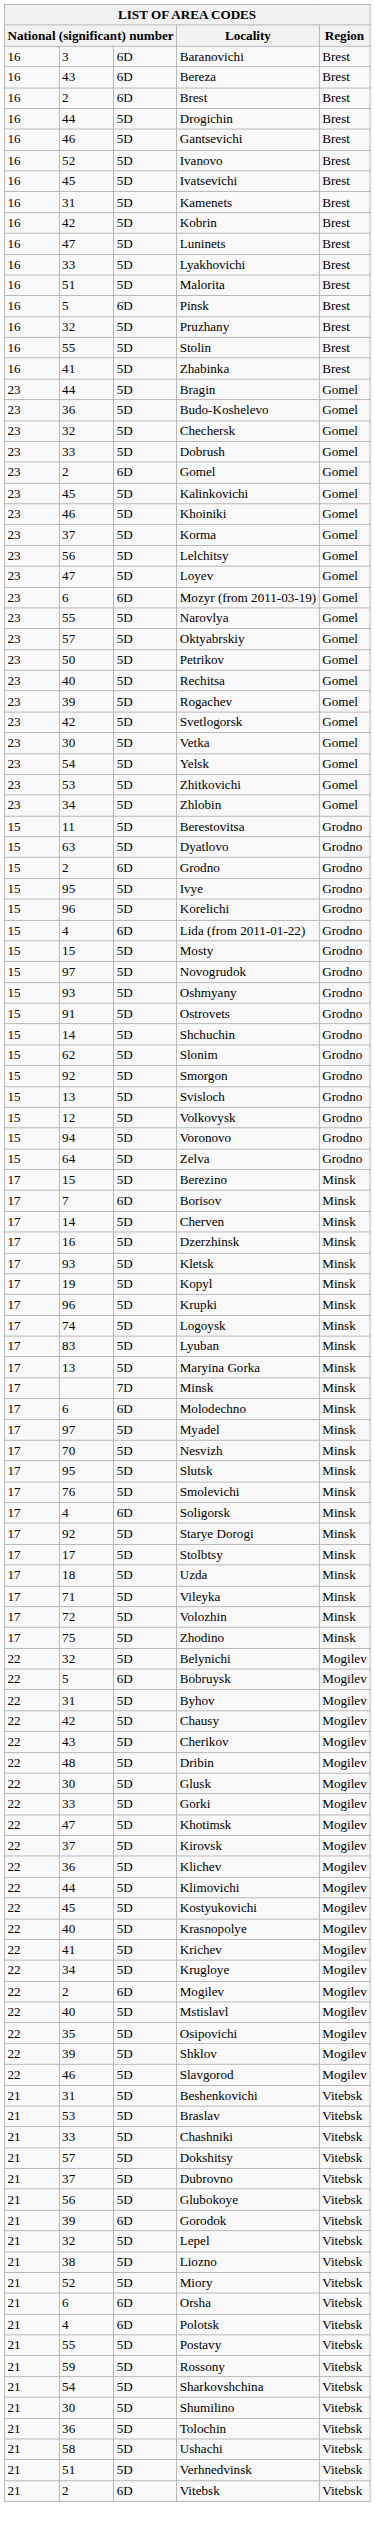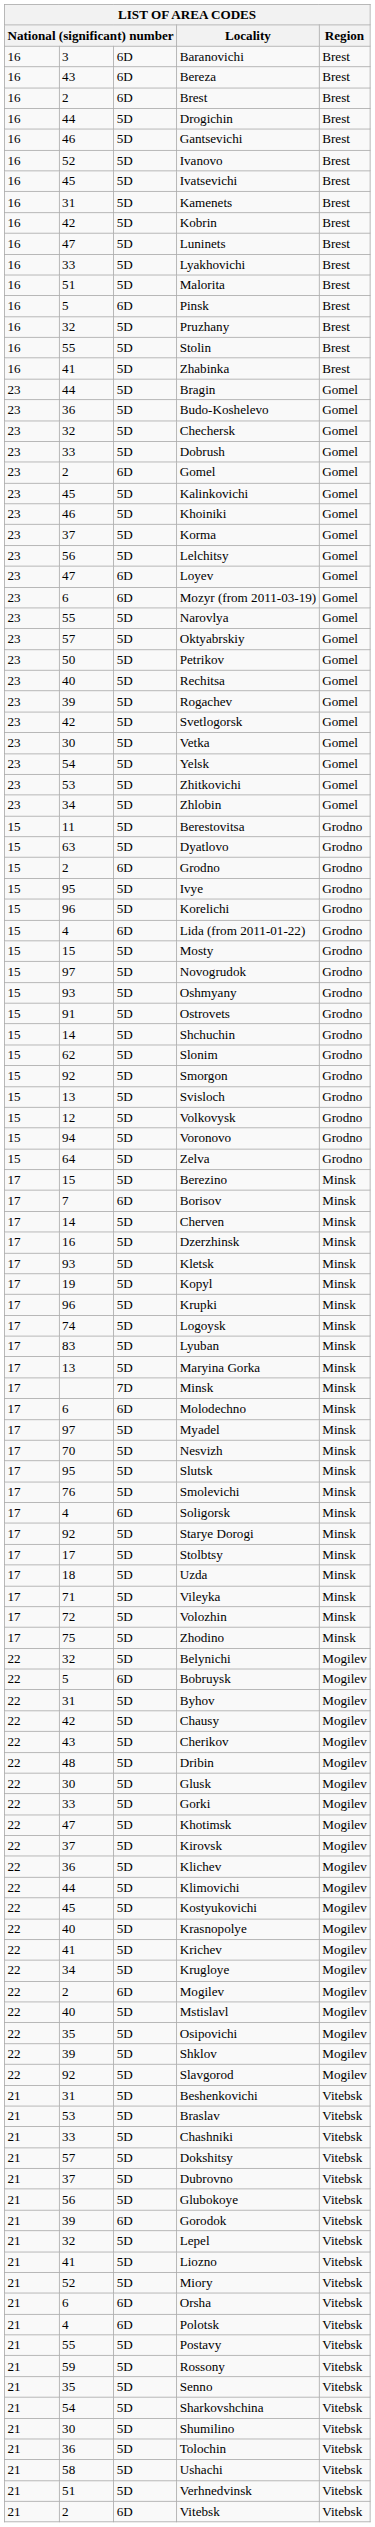(125, 576) 5D -> (125, 576) 6D
(69, 2074) 46 -> (69, 2074) 92
(69, 2262) 38 -> (69, 2262) 41
+ row: (196, 2386)
